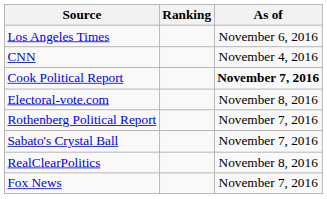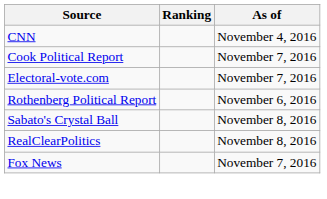- row: (58, 36)
(268, 78) bold -> (267, 57) normal
(268, 99) November 8, 2016 -> (267, 78) November 7, 2016
(268, 120) November 7, 2016 -> (267, 99) November 6, 2016
(268, 141) November 7, 2016 -> (267, 120) November 8, 2016
